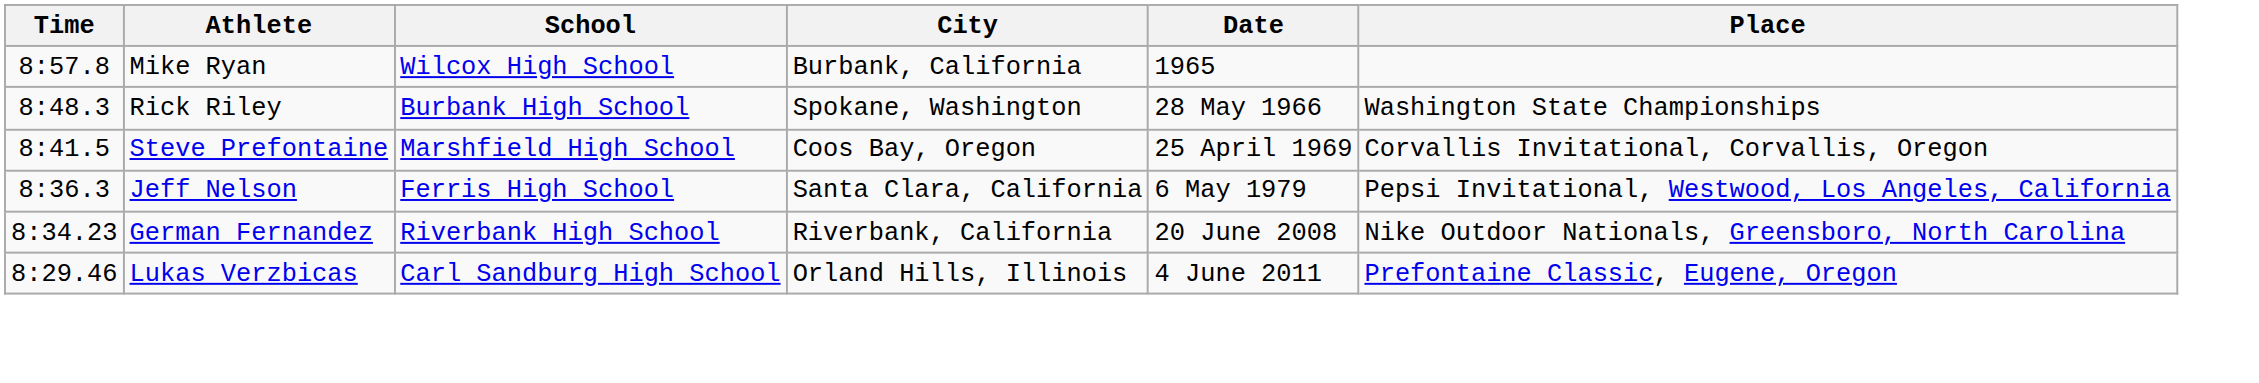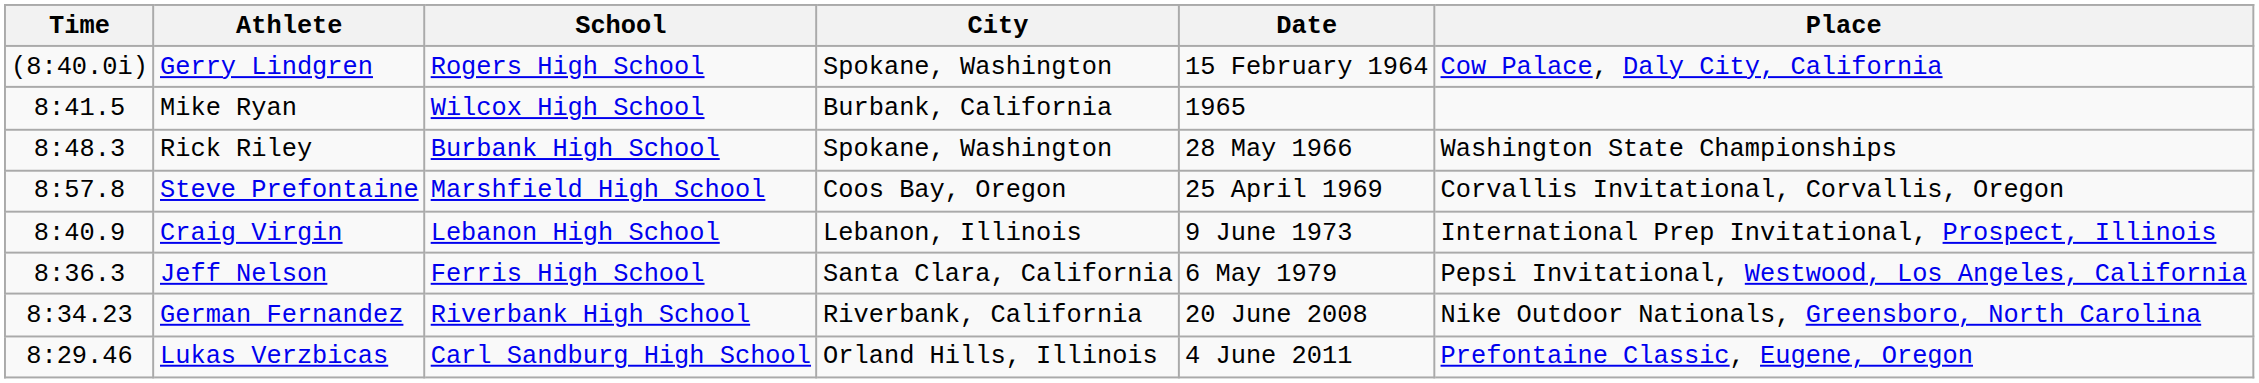+ row: (266, 67)
(64, 67) 8:57.8 -> (79, 108) 8:41.5
(64, 150) 8:41.5 -> (79, 191) 8:57.8
+ row: (251, 232)
